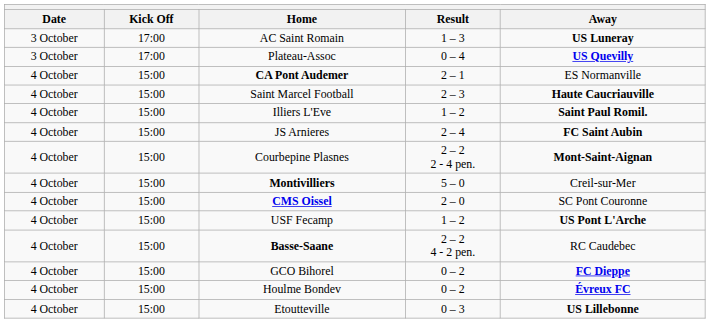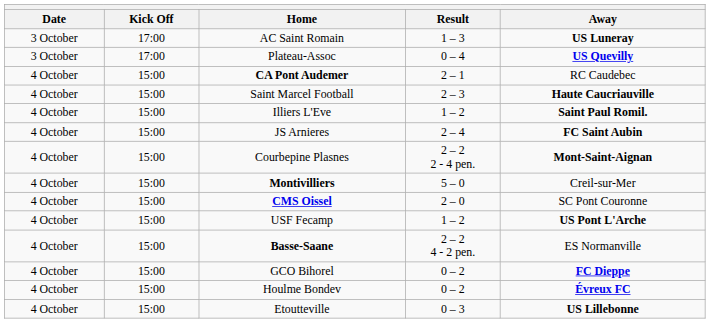(603, 75) ES Normanville -> (603, 75) RC Caudebec
(603, 245) RC Caudebec -> (603, 245) ES Normanville
